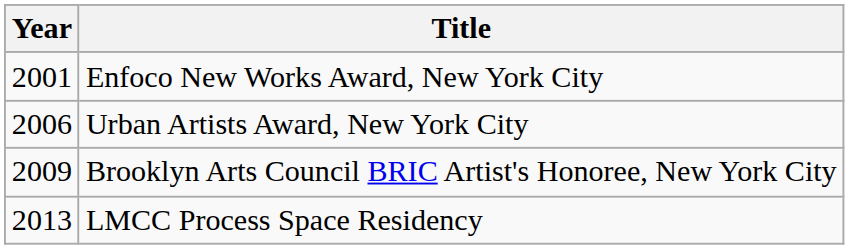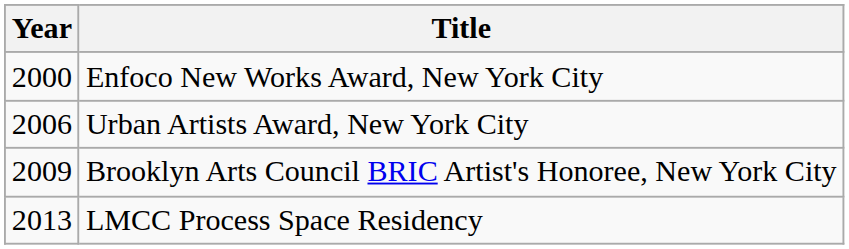(42, 76) 2001 -> (42, 76) 2000
